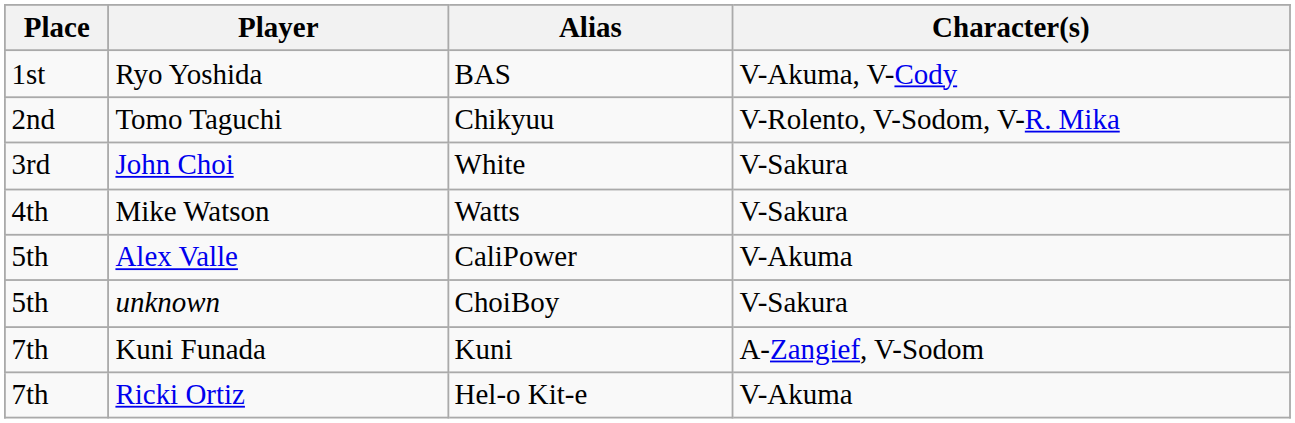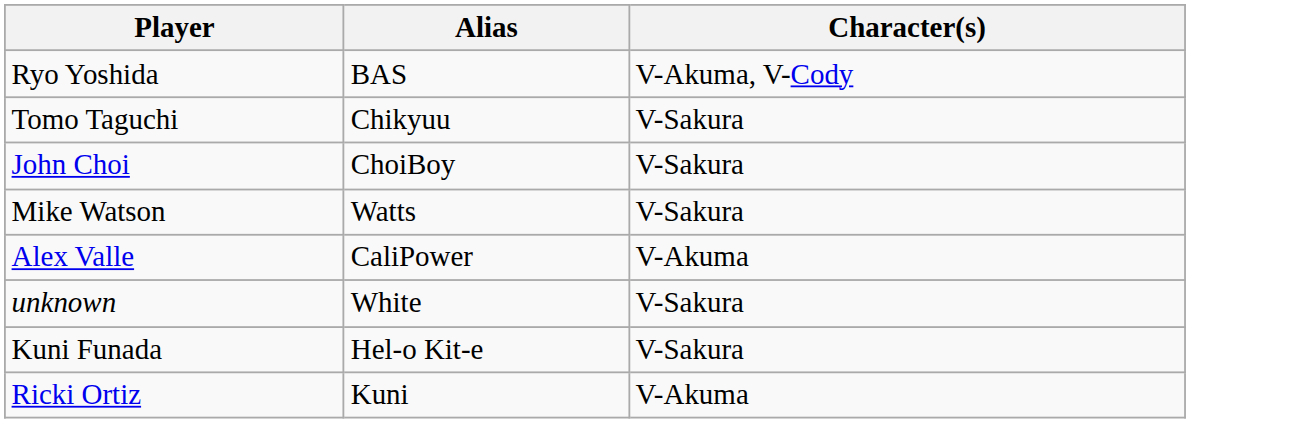- column: (57, 27)
(930, 119) V-Rolento, V-Sodom, V-R. Mika -> (690, 119) V-Sakura
(490, 165) White -> (403, 165) ChoiBoy
(507, 303) ChoiBoy -> (386, 303) White
(484, 348) Kuni -> (417, 348) Hel-o Kit-e
(862, 348) A-Zangief, V-Sodom -> (690, 348) V-Sakura
(521, 394) Hel-o Kit-e -> (380, 394) Kuni
